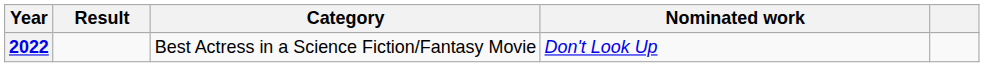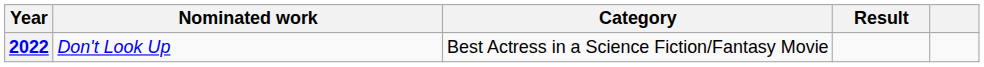columns swapped: (735, 18) <-> (102, 18)
